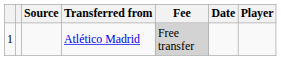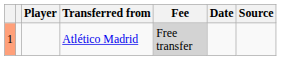columns swapped: (257, 13) <-> (41, 13)
(10, 39) no background -> (10, 39) lightsalmon background
